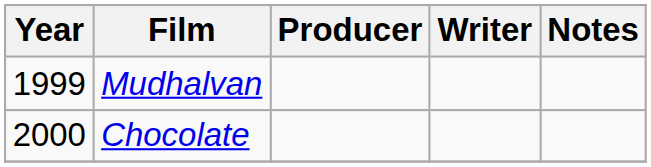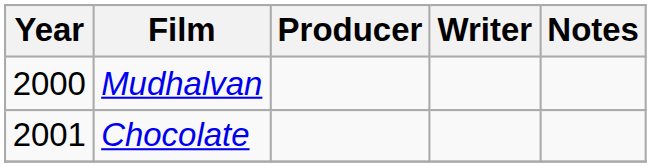(49, 82) 1999 -> (49, 82) 2000
(49, 135) 2000 -> (49, 135) 2001
